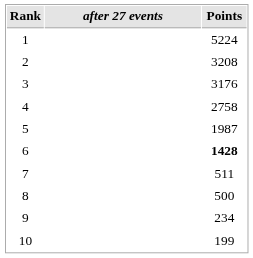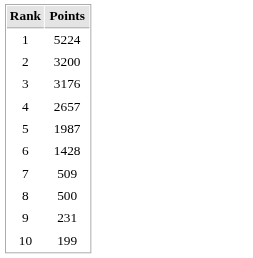- column: (123, 16)
(224, 62) 3208 -> (67, 62) 3200
(224, 106) 2758 -> (67, 106) 2657
(224, 151) bold -> (67, 151) normal
(224, 173) 511 -> (67, 173) 509
(224, 218) 234 -> (67, 218) 231
